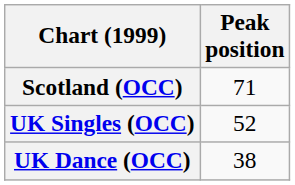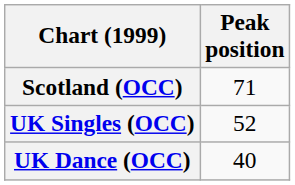(245, 160) 38 -> (245, 160) 40
